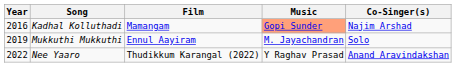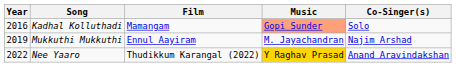(380, 26) Najim Arshad -> (359, 26) Solo
(359, 40) Solo -> (380, 40) Najim Arshad
(304, 55) no background -> (304, 55) gold background
